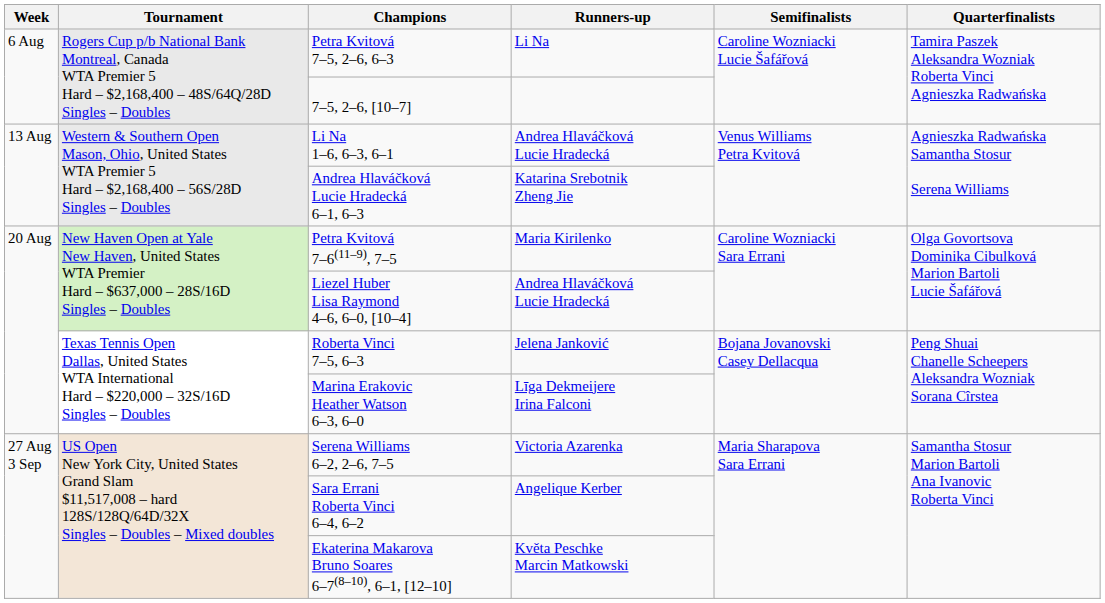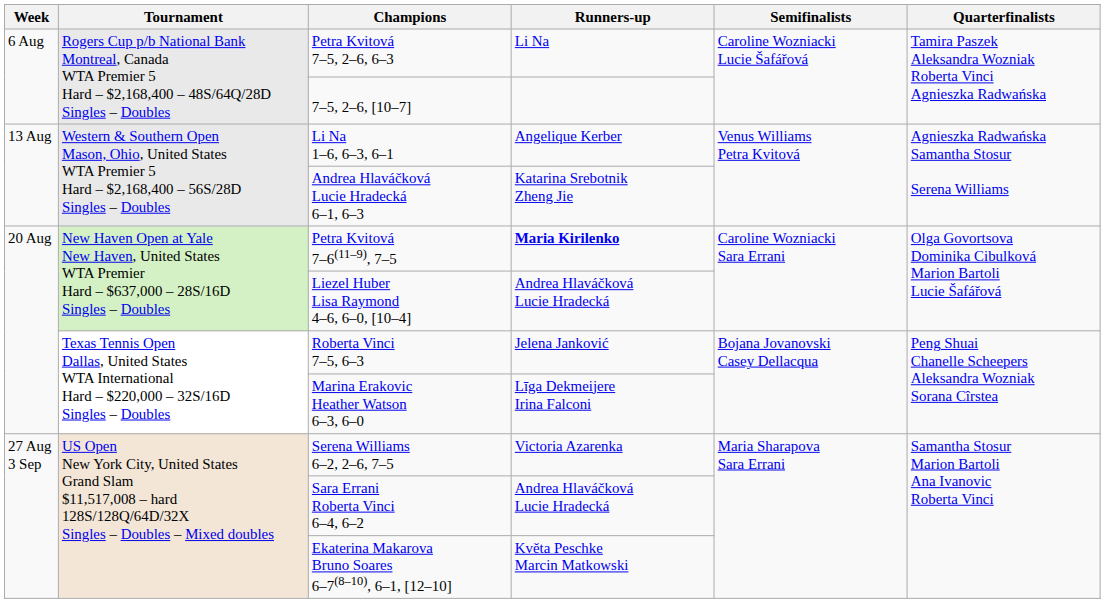(574, 145) Andrea Hlaváčková Lucie Hradecká -> (568, 136) Angelique Kerber
(563, 238) normal -> (567, 238) bold
(568, 487) Angelique Kerber -> (574, 496) Andrea Hlaváčková Lucie Hradecká
